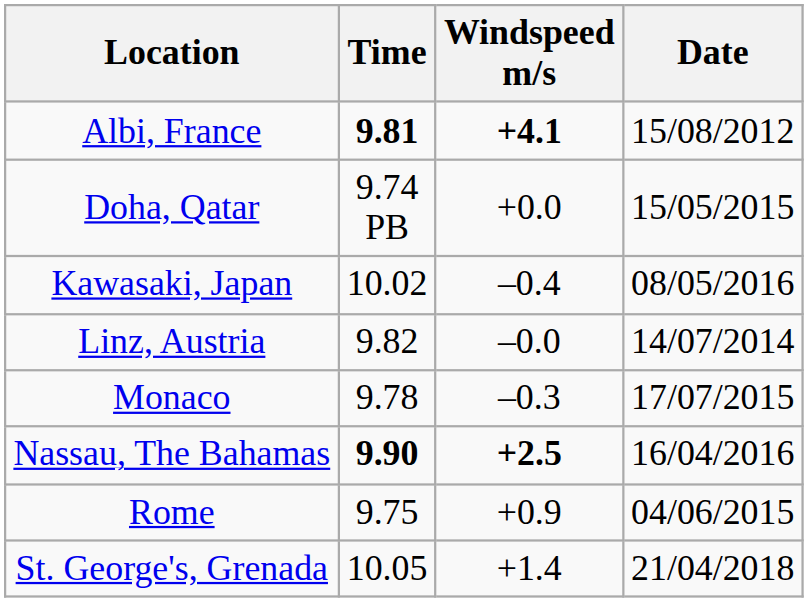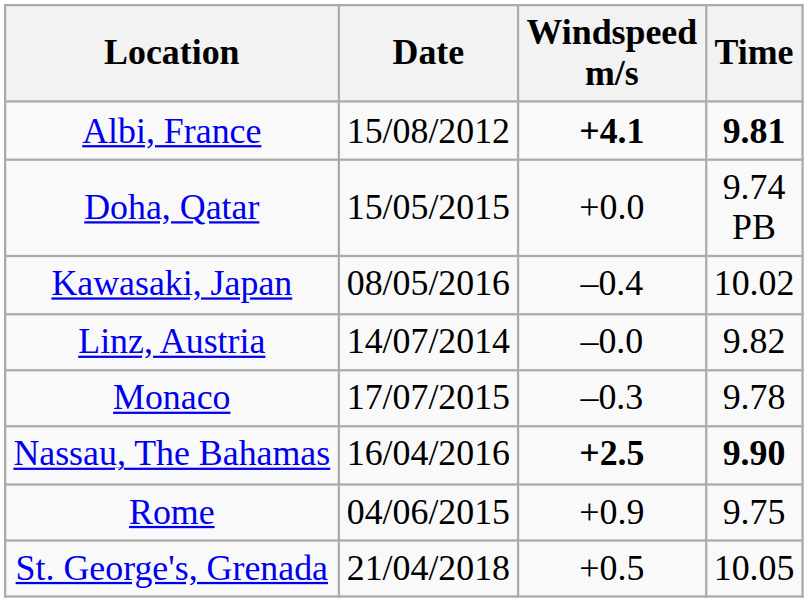columns swapped: (387, 53) <-> (713, 53)
(529, 568) +1.4 -> (612, 568) +0.5
